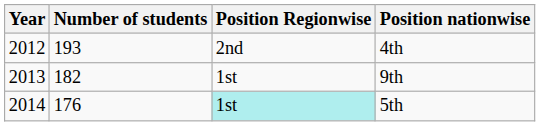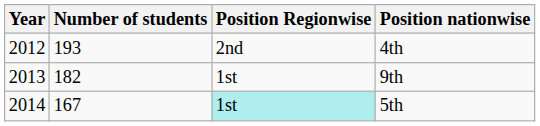(67, 105) 176 -> (67, 105) 167
